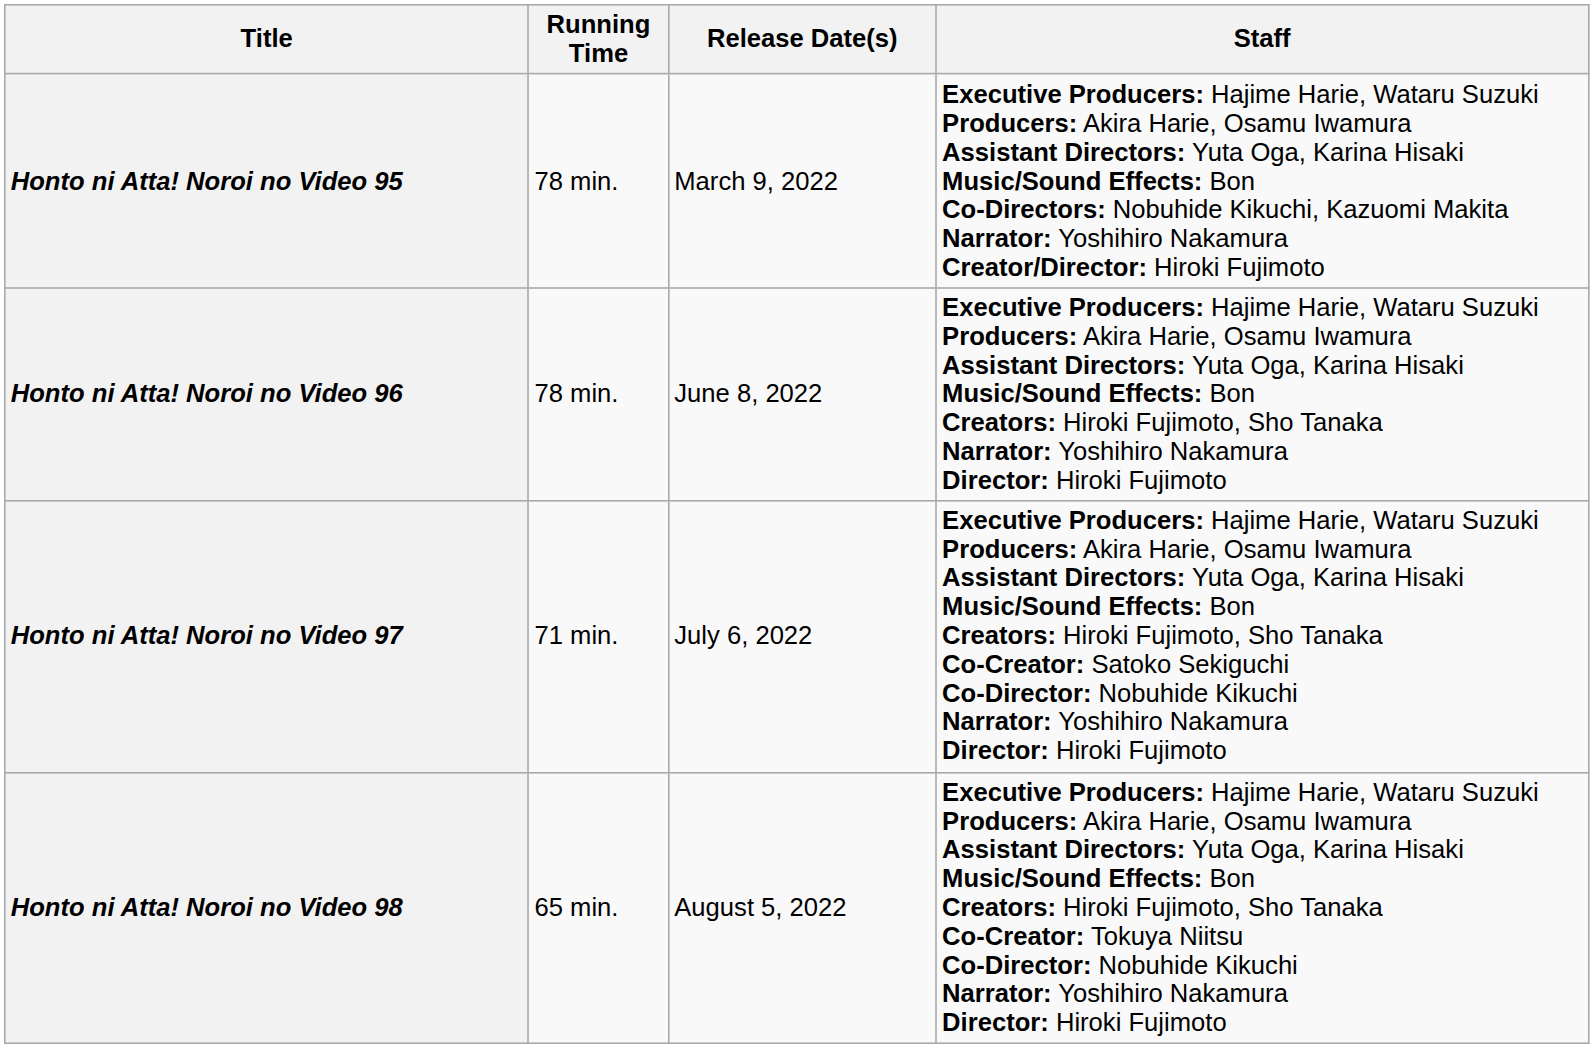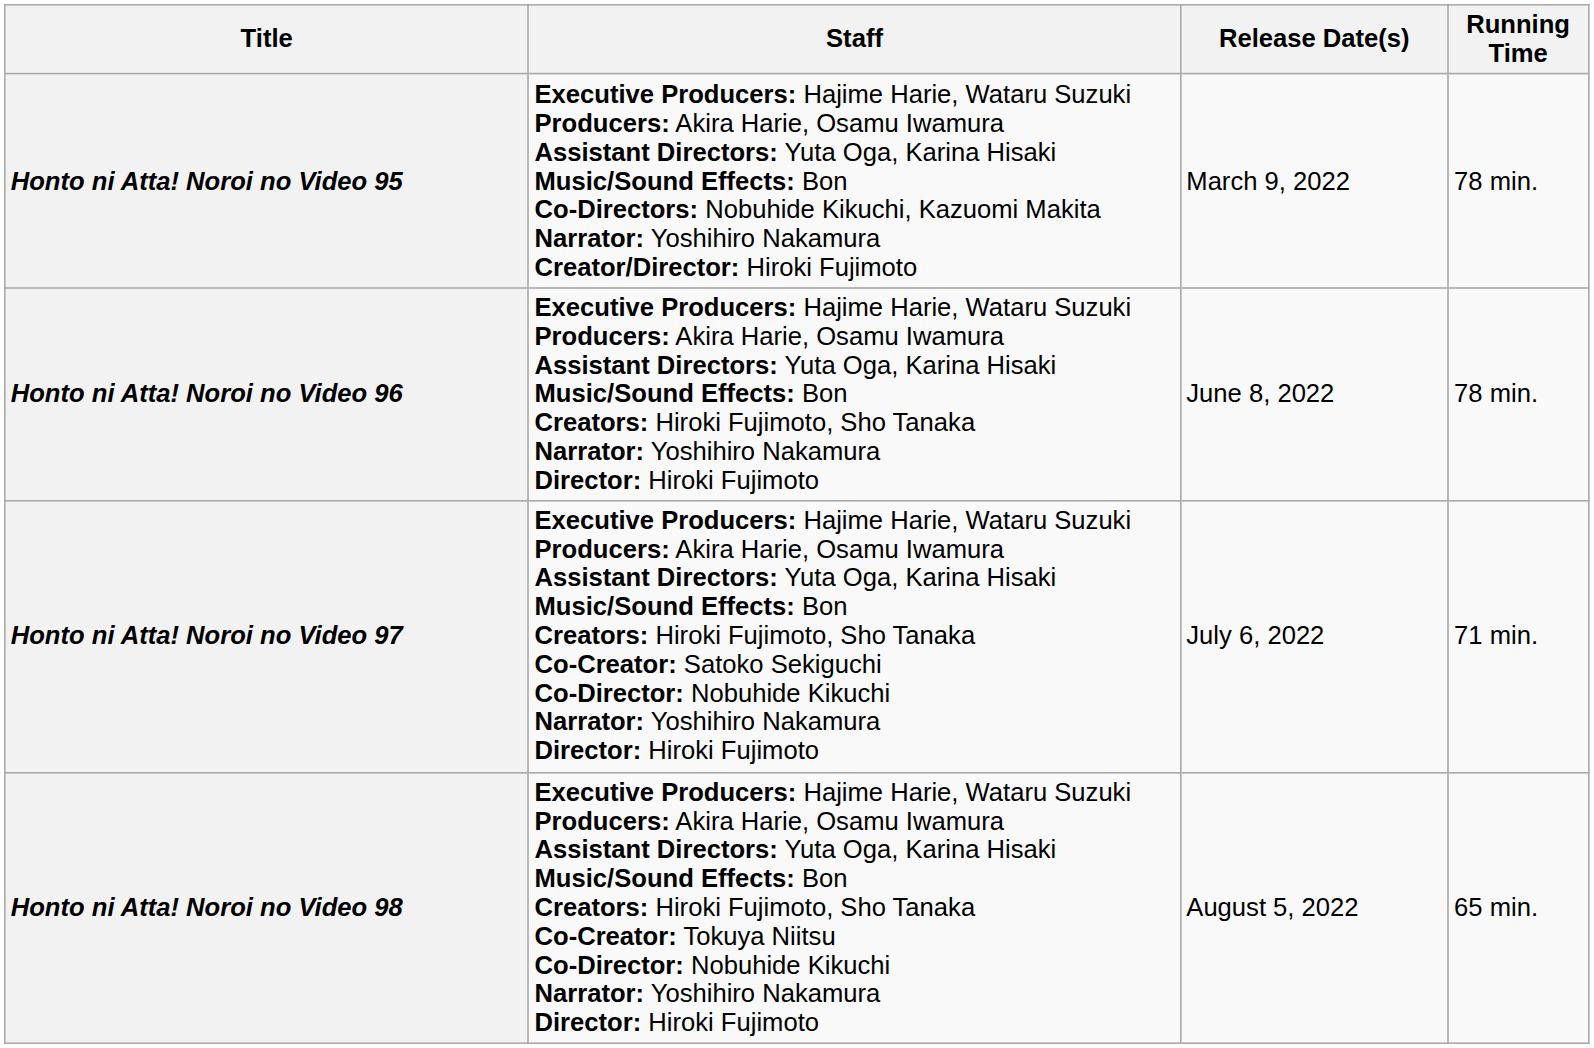columns swapped: (1262, 39) <-> (599, 39)
